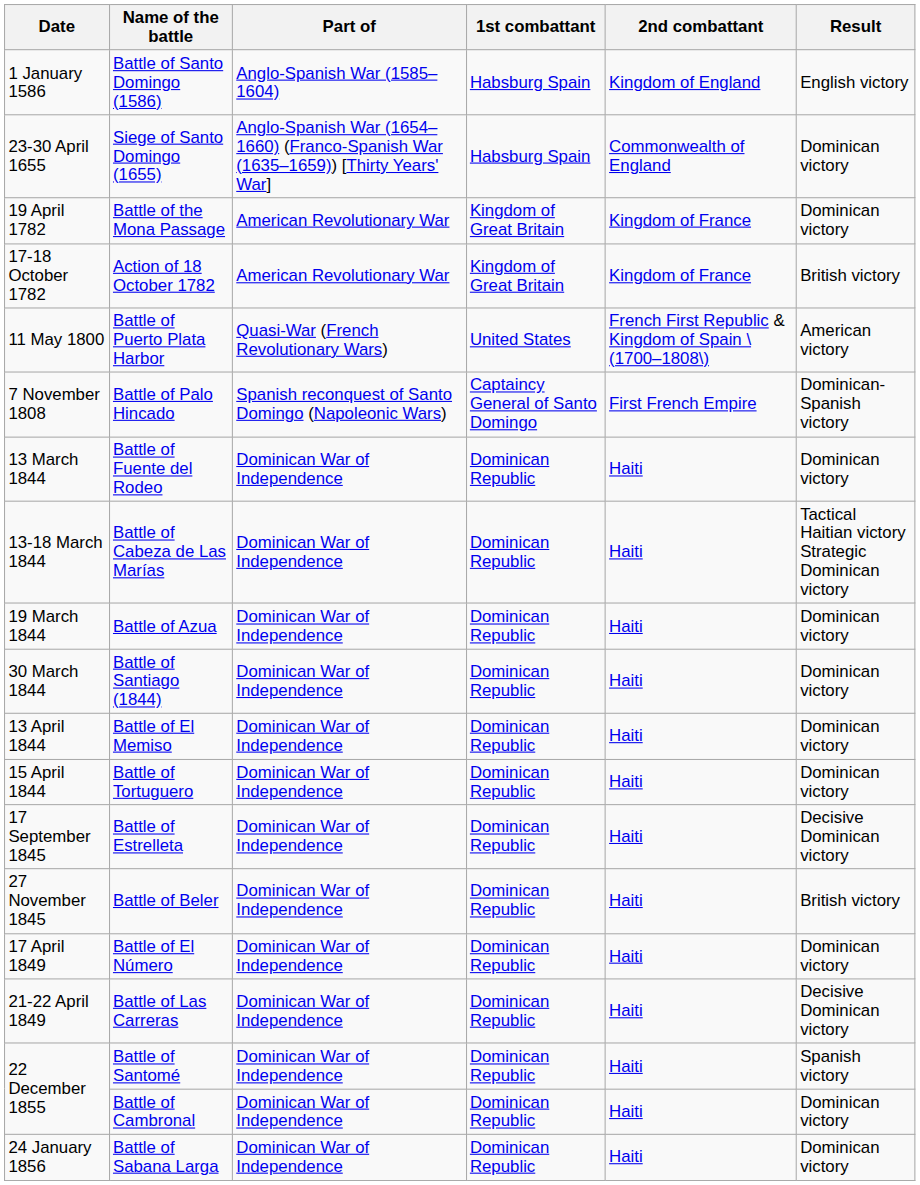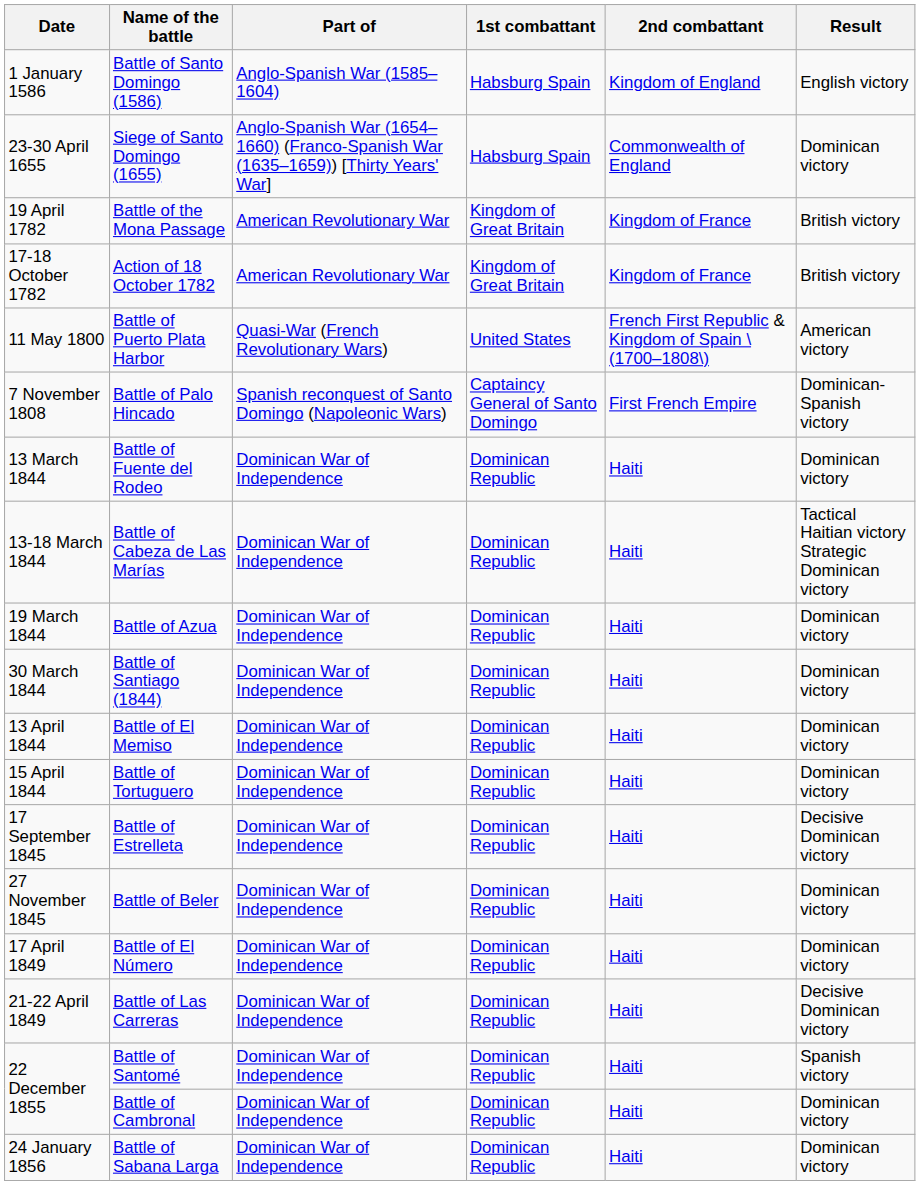(840, 220) Dominican victory -> (850, 220) British victory
(850, 901) British victory -> (840, 901) Dominican victory
